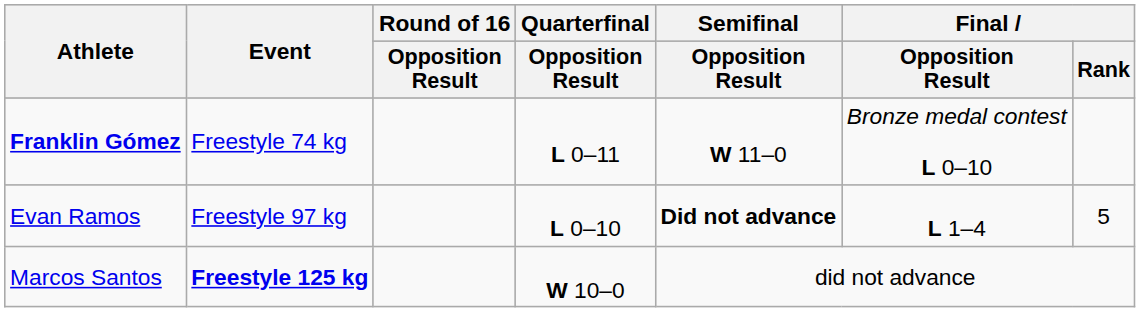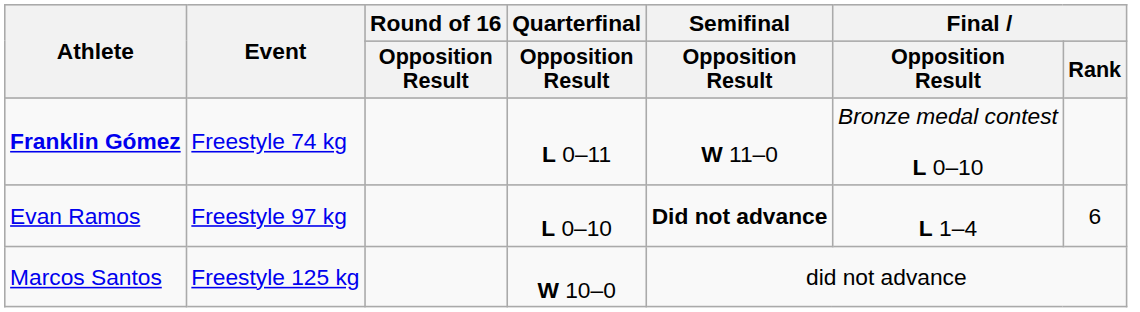(1104, 216) 5 -> (1095, 216) 6
(280, 277) bold -> (275, 277) normal
